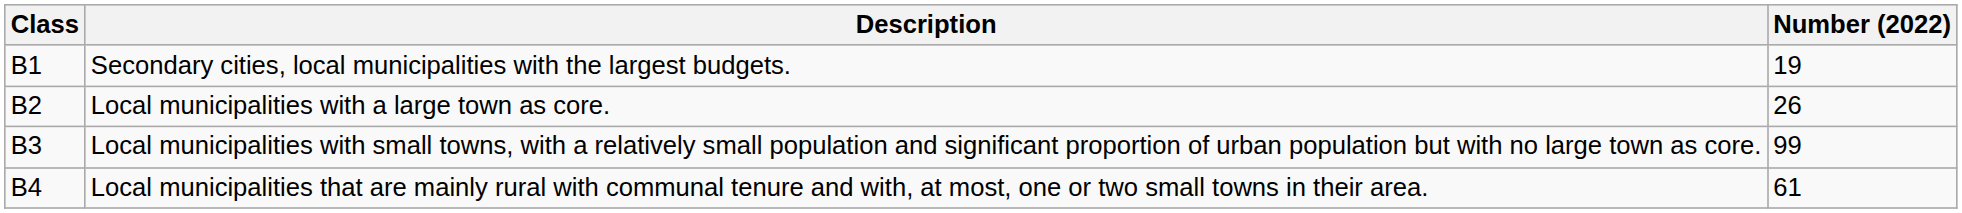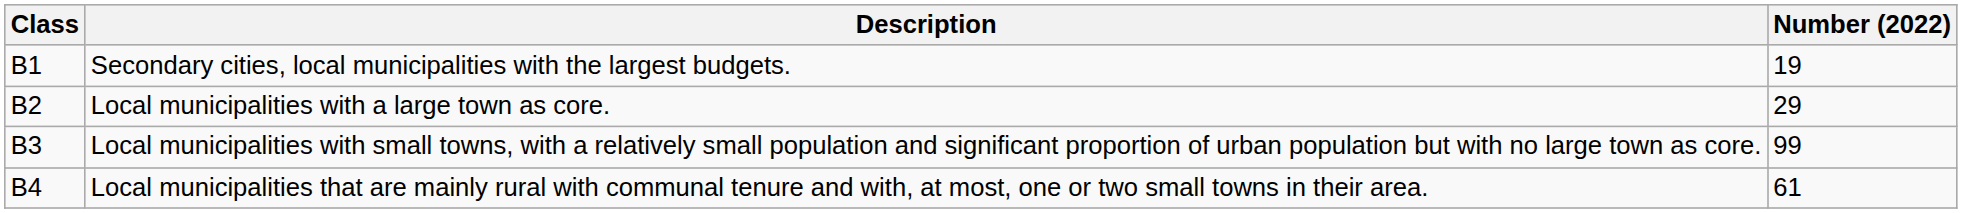(1787, 106) 26 -> (1787, 106) 29
